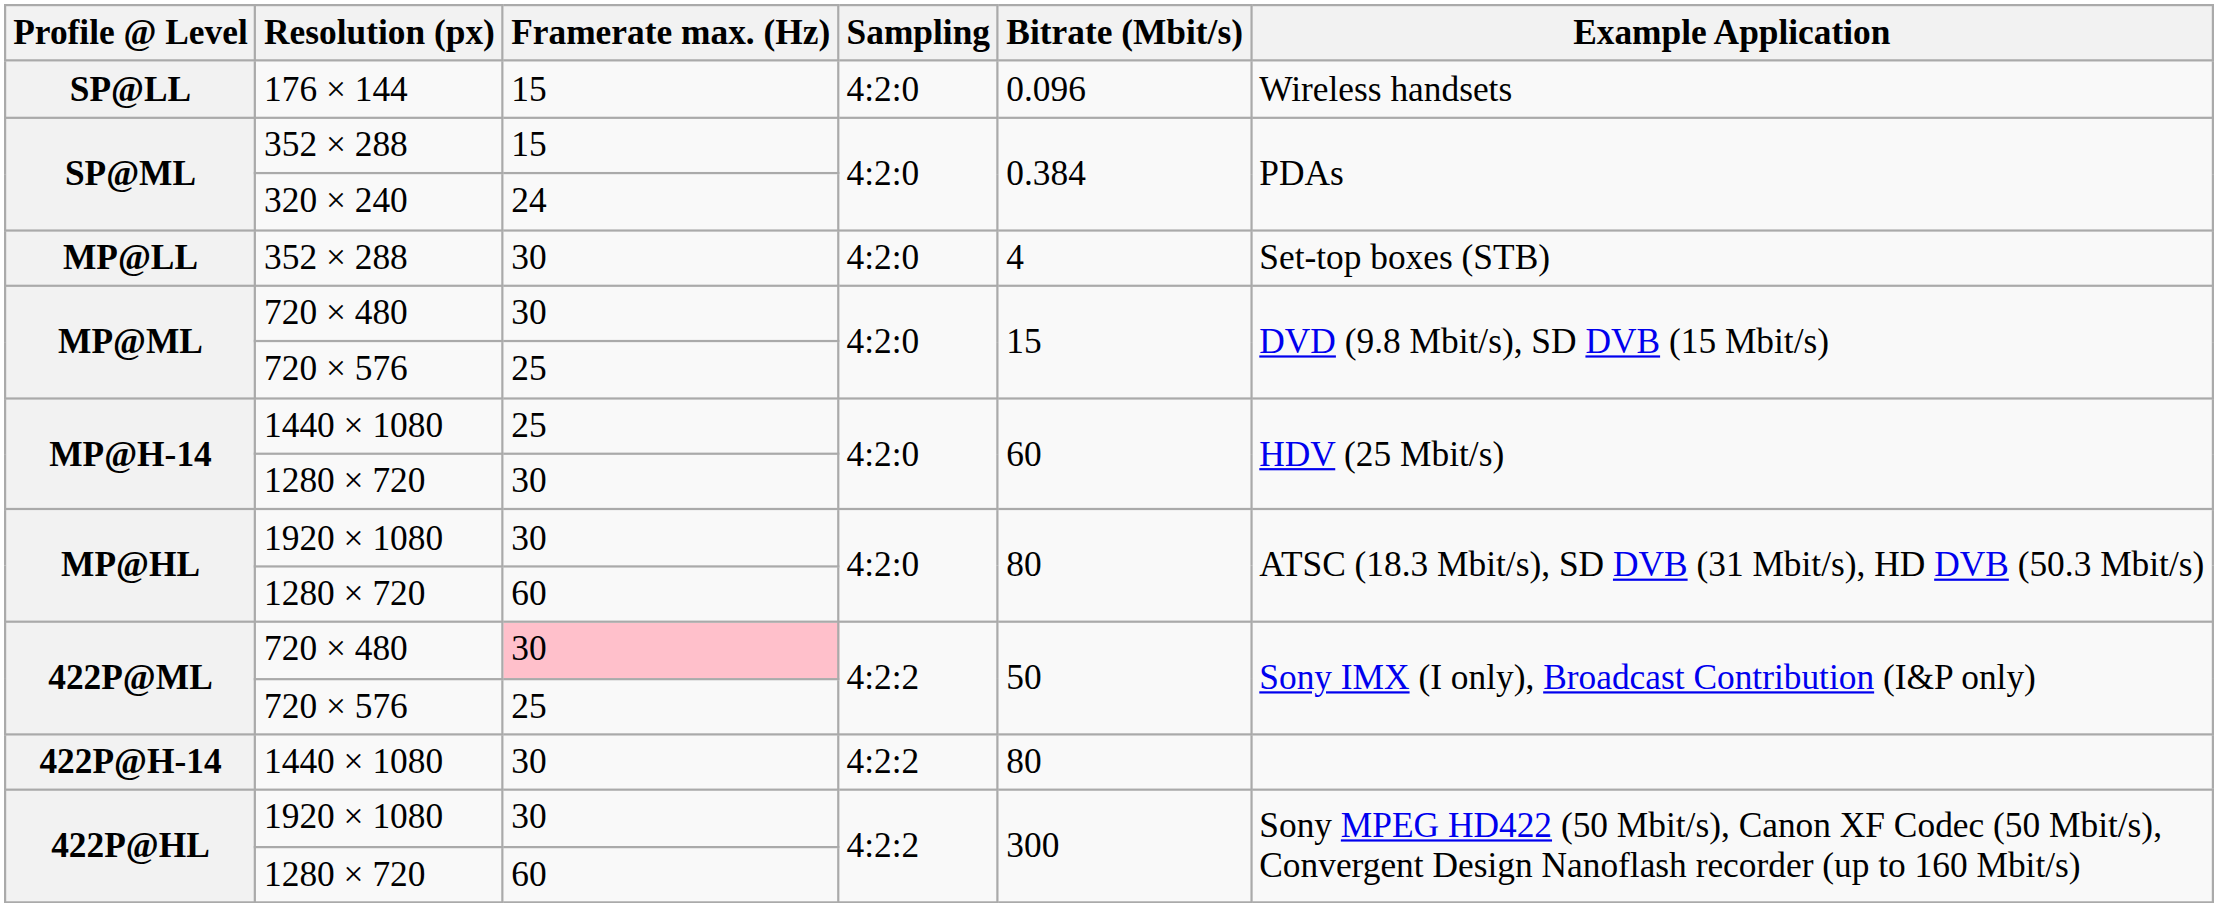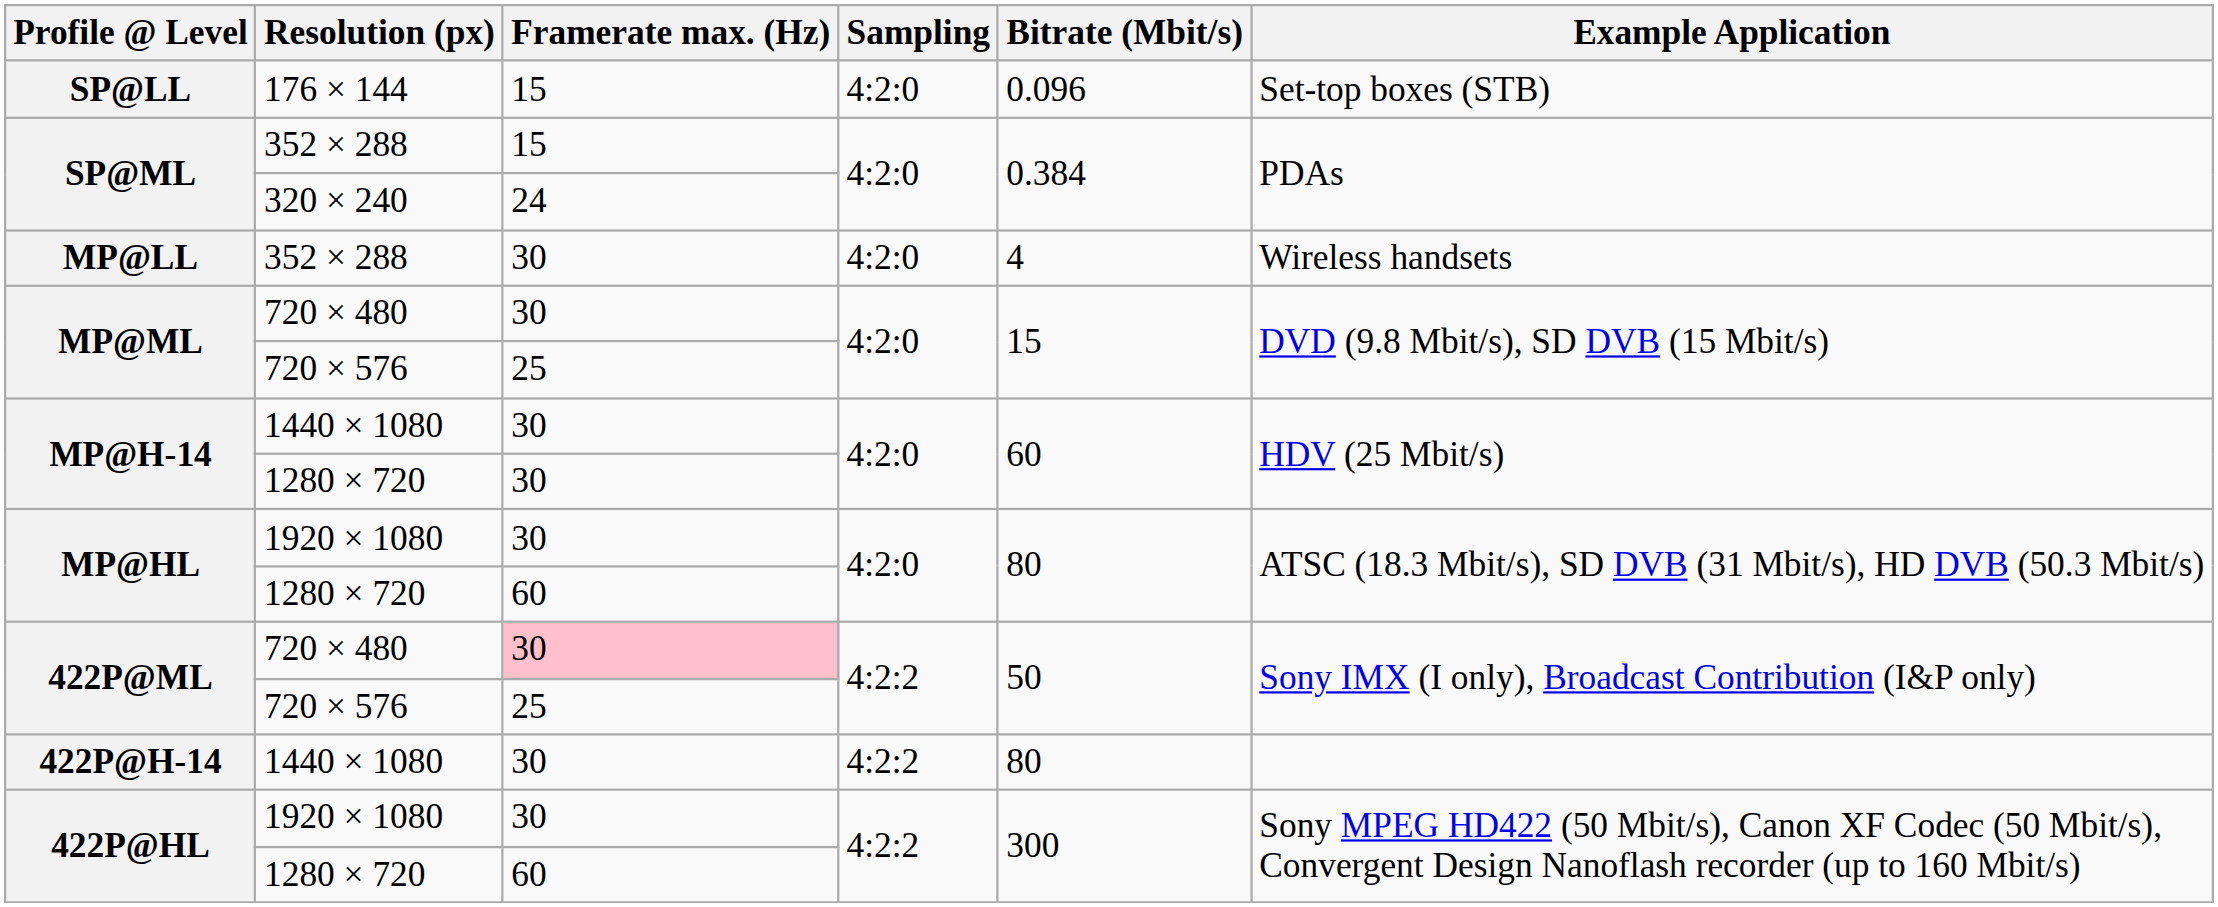(1386, 88) Wireless handsets -> (1405, 88) Set-top boxes (STB)
(1405, 256) Set-top boxes (STB) -> (1386, 256) Wireless handsets
(529, 425) 25 -> (529, 425) 30
